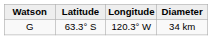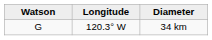- column: (81, 12)
